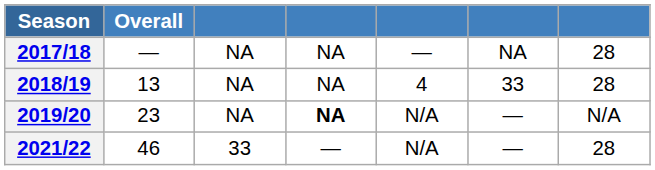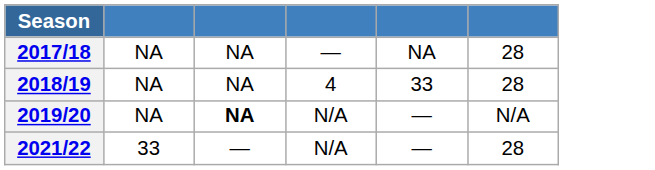- column: (149, 20)
